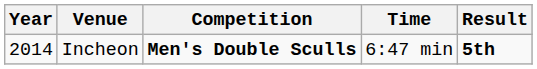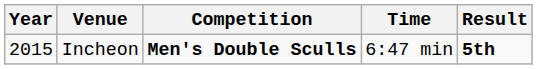(31, 50) 2014 -> (31, 50) 2015
